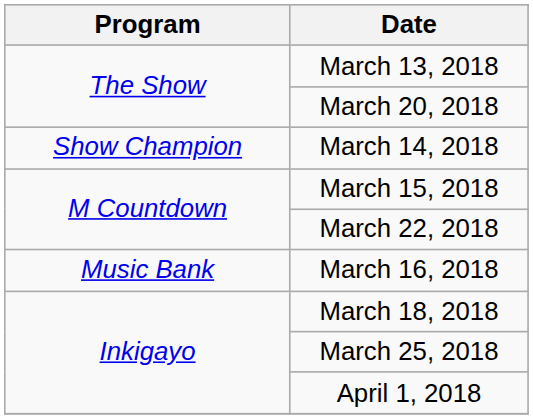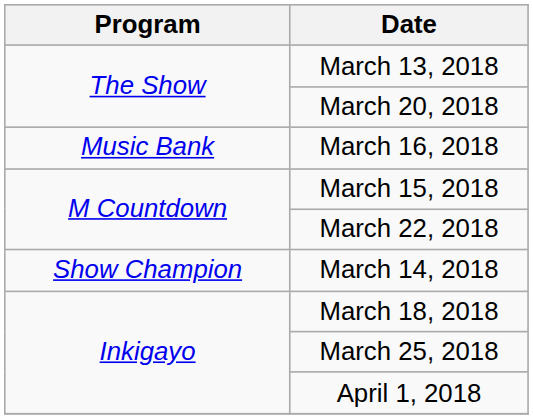rows swapped: (409, 147) <-> (409, 270)
